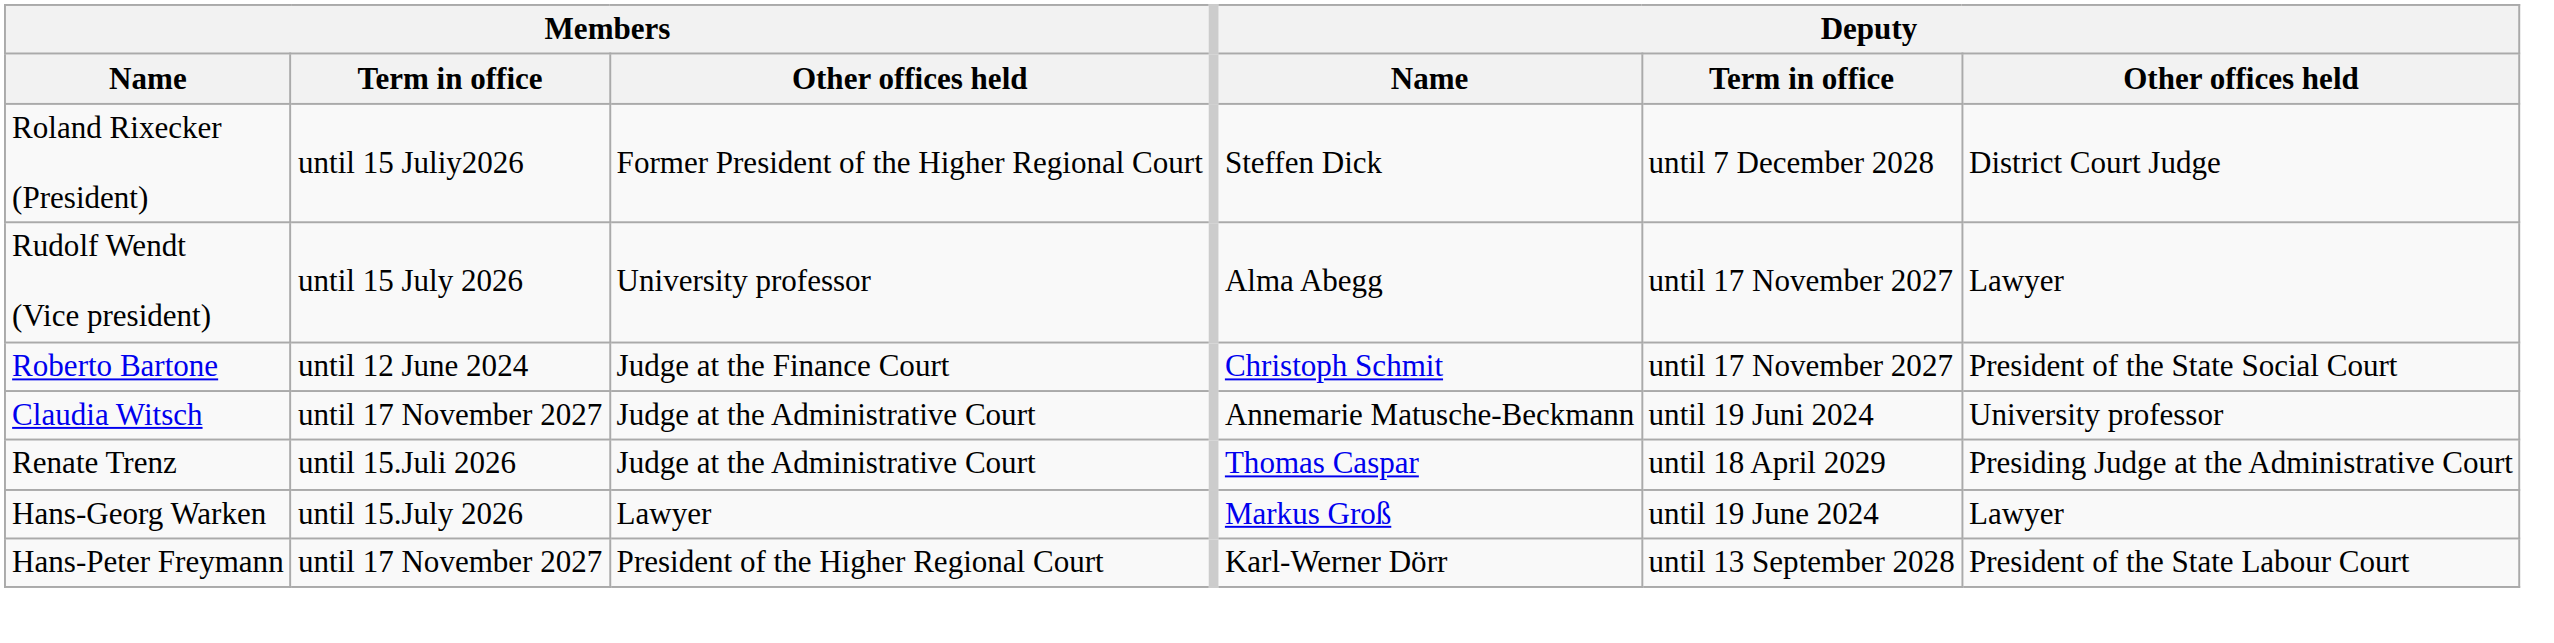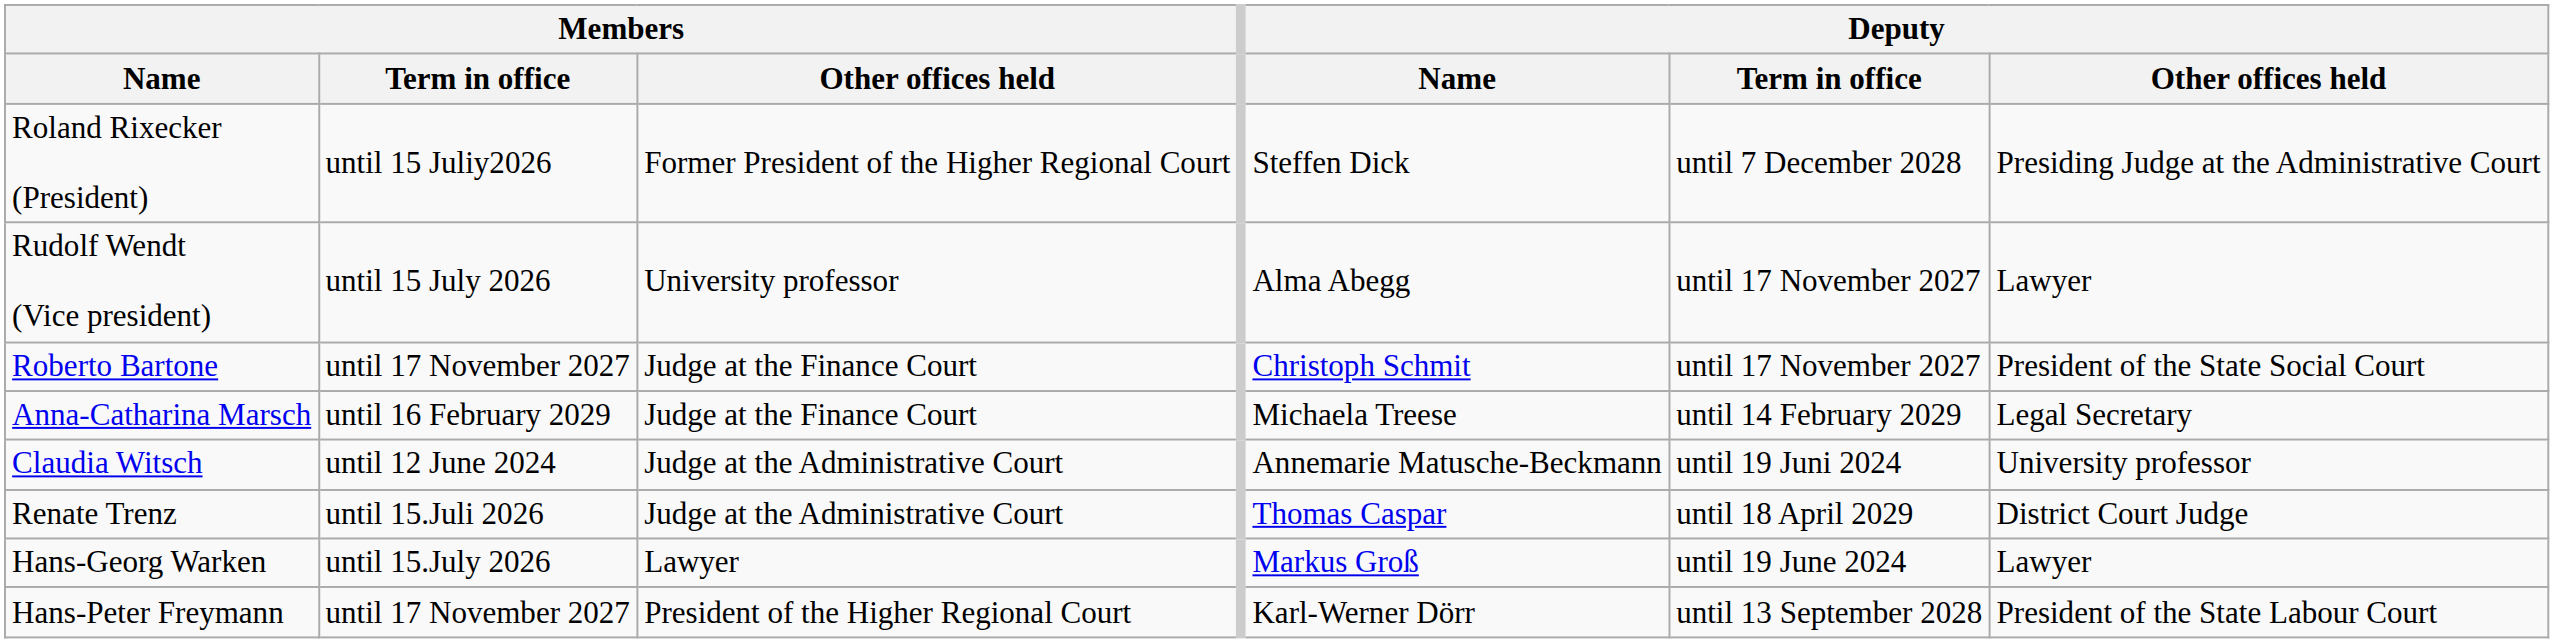(2095, 162) District Court Judge -> (2269, 162) Presiding Judge at the Administrative Court
(413, 365) until 12 June 2024 -> (478, 365) until 17 November 2027
+ row: (162, 414)
(450, 414) until 17 November 2027 -> (441, 464) until 12 June 2024
(2241, 464) Presiding Judge at the Administrative Court -> (2122, 513) District Court Judge
